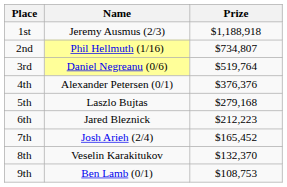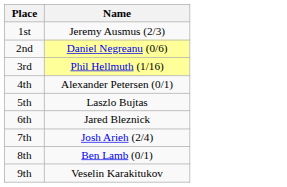- column: (236, 13)
(117, 48) Phil Hellmuth (1/16) -> (117, 48) Daniel Negreanu (0/6)
(117, 66) Daniel Negreanu (0/6) -> (117, 66) Phil Hellmuth (1/16)
(117, 155) Veselin Karakitukov -> (117, 155) Ben Lamb (0/1)
(117, 173) Ben Lamb (0/1) -> (117, 173) Veselin Karakitukov
